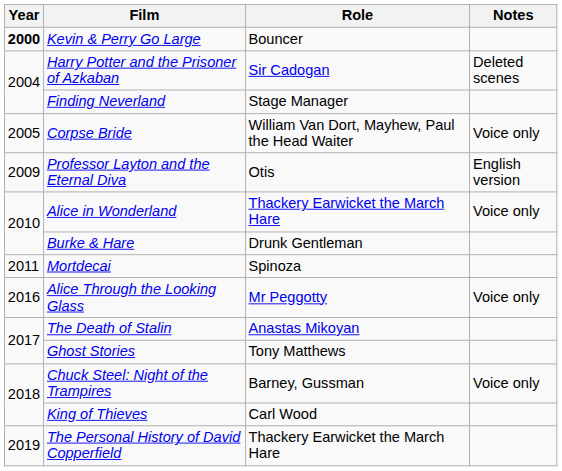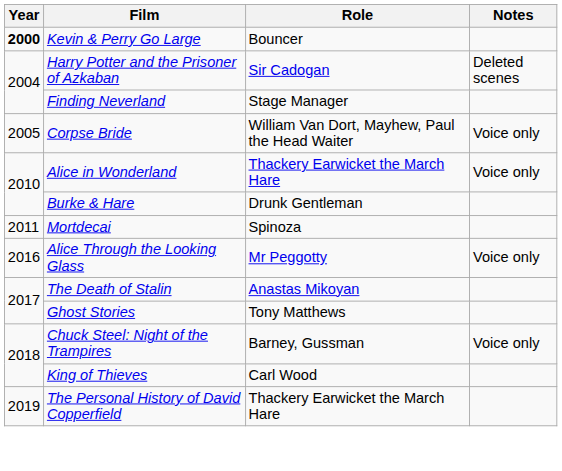- row: (128, 172)
